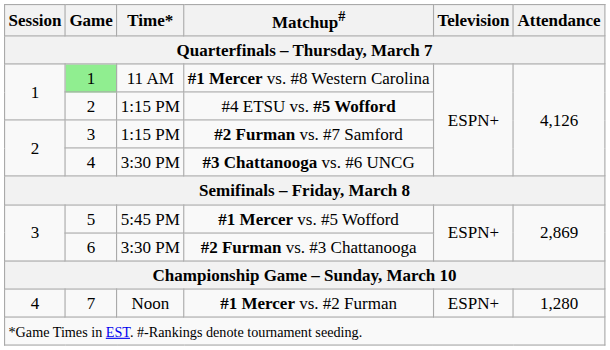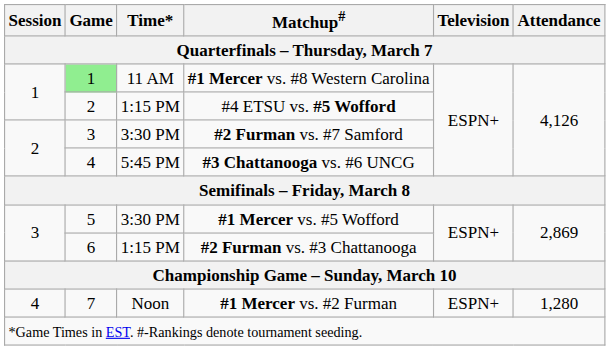(150, 134) 1:15 PM -> (150, 134) 3:30 PM
(150, 162) 3:30 PM -> (150, 162) 5:45 PM
(150, 218) 5:45 PM -> (150, 218) 3:30 PM
(150, 246) 3:30 PM -> (150, 246) 1:15 PM
